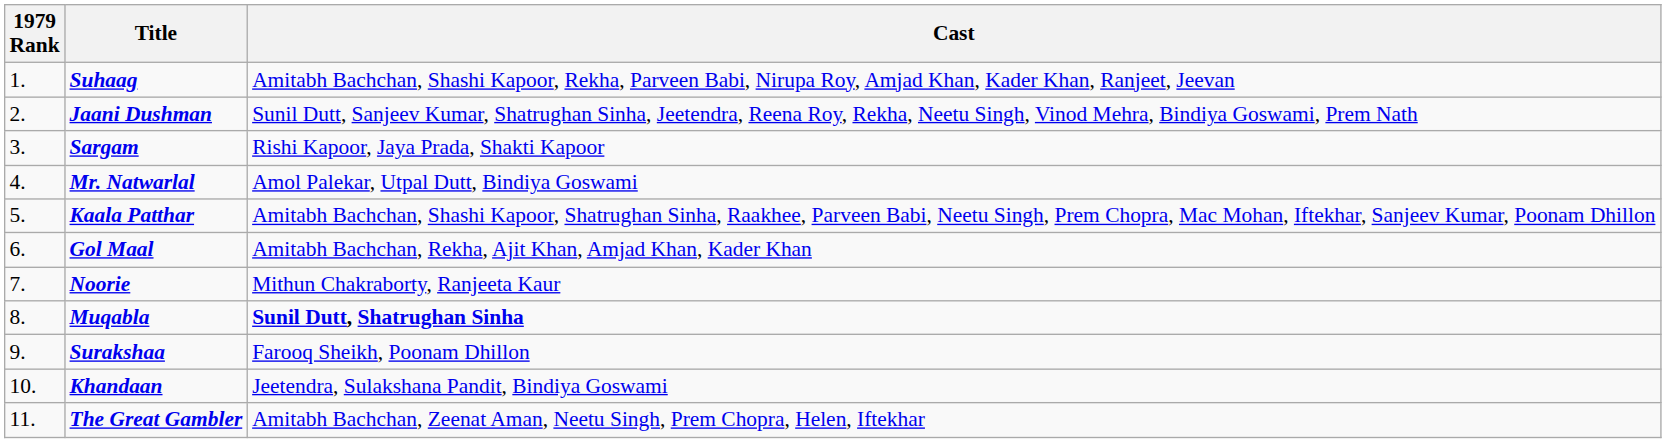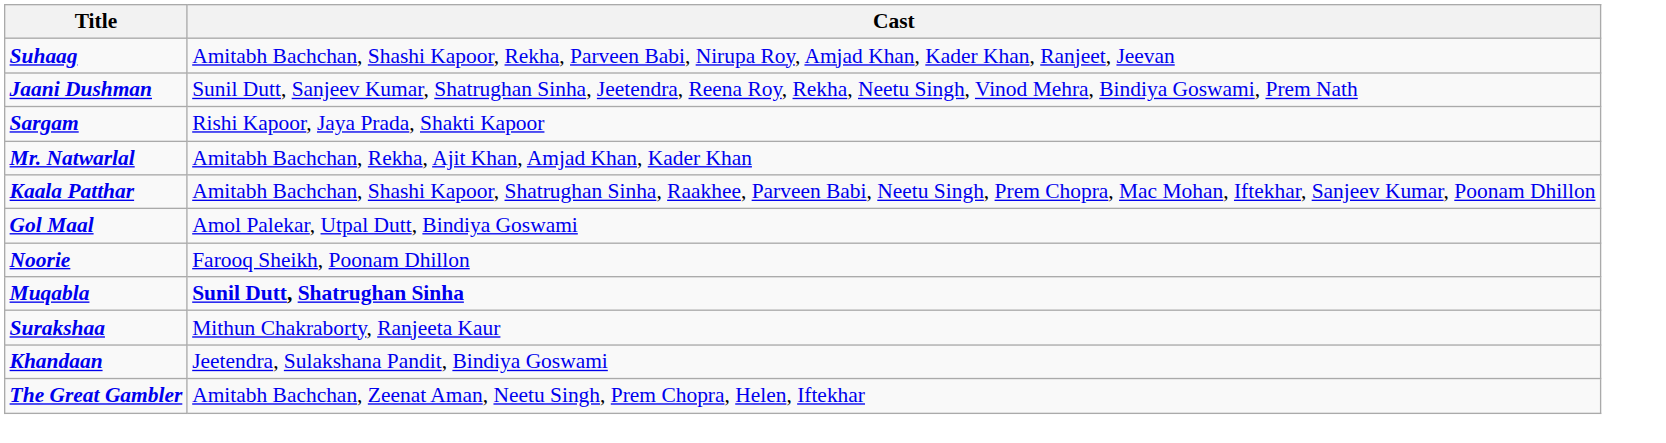- column: (35, 33)
(445, 181) Amol Palekar, Utpal Dutt, Bindiya Goswami -> (472, 157) Amitabh Bachchan, Rekha, Ajit Khan, Amjad Khan, Kader Khan
(532, 249) Amitabh Bachchan, Rekha, Ajit Khan, Amjad Khan, Kader Khan -> (385, 225) Amol Palekar, Utpal Dutt, Bindiya Goswami
(406, 283) Mithun Chakraborty, Ranjeeta Kaur -> (331, 259) Farooq Sheikh, Poonam Dhillon
(391, 351) Farooq Sheikh, Poonam Dhillon -> (346, 327) Mithun Chakraborty, Ranjeeta Kaur
